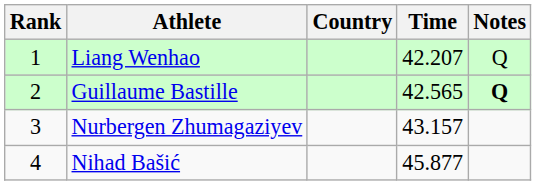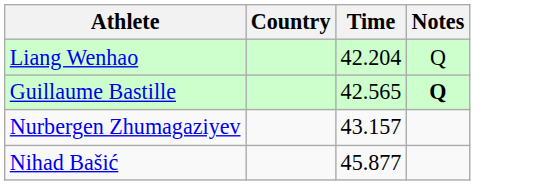- column: (36, 22)
(433, 57) 42.207 -> (371, 57) 42.204
